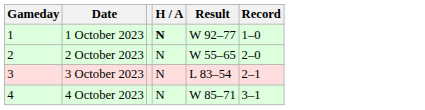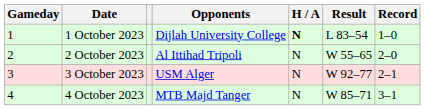+ column: (221, 14)
(213, 34) W 92–77 -> (347, 34) L 83–54
(210, 74) L 83–54 -> (349, 74) W 92–77
